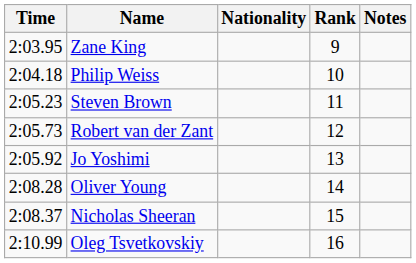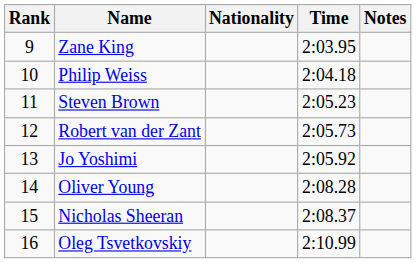columns swapped: (335, 18) <-> (36, 18)
